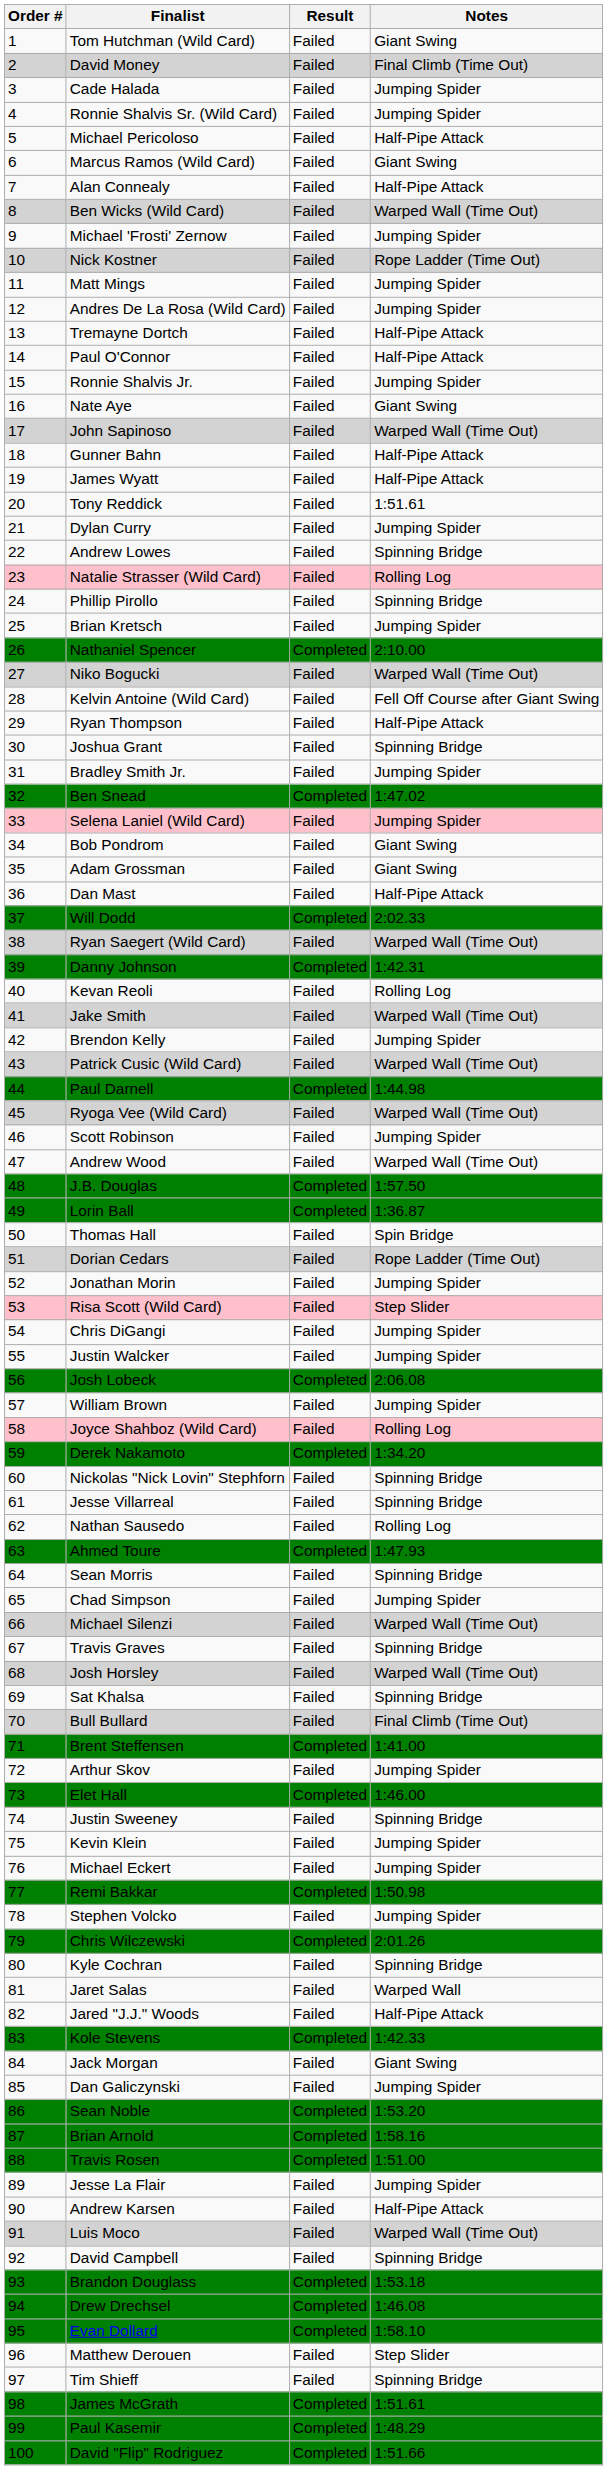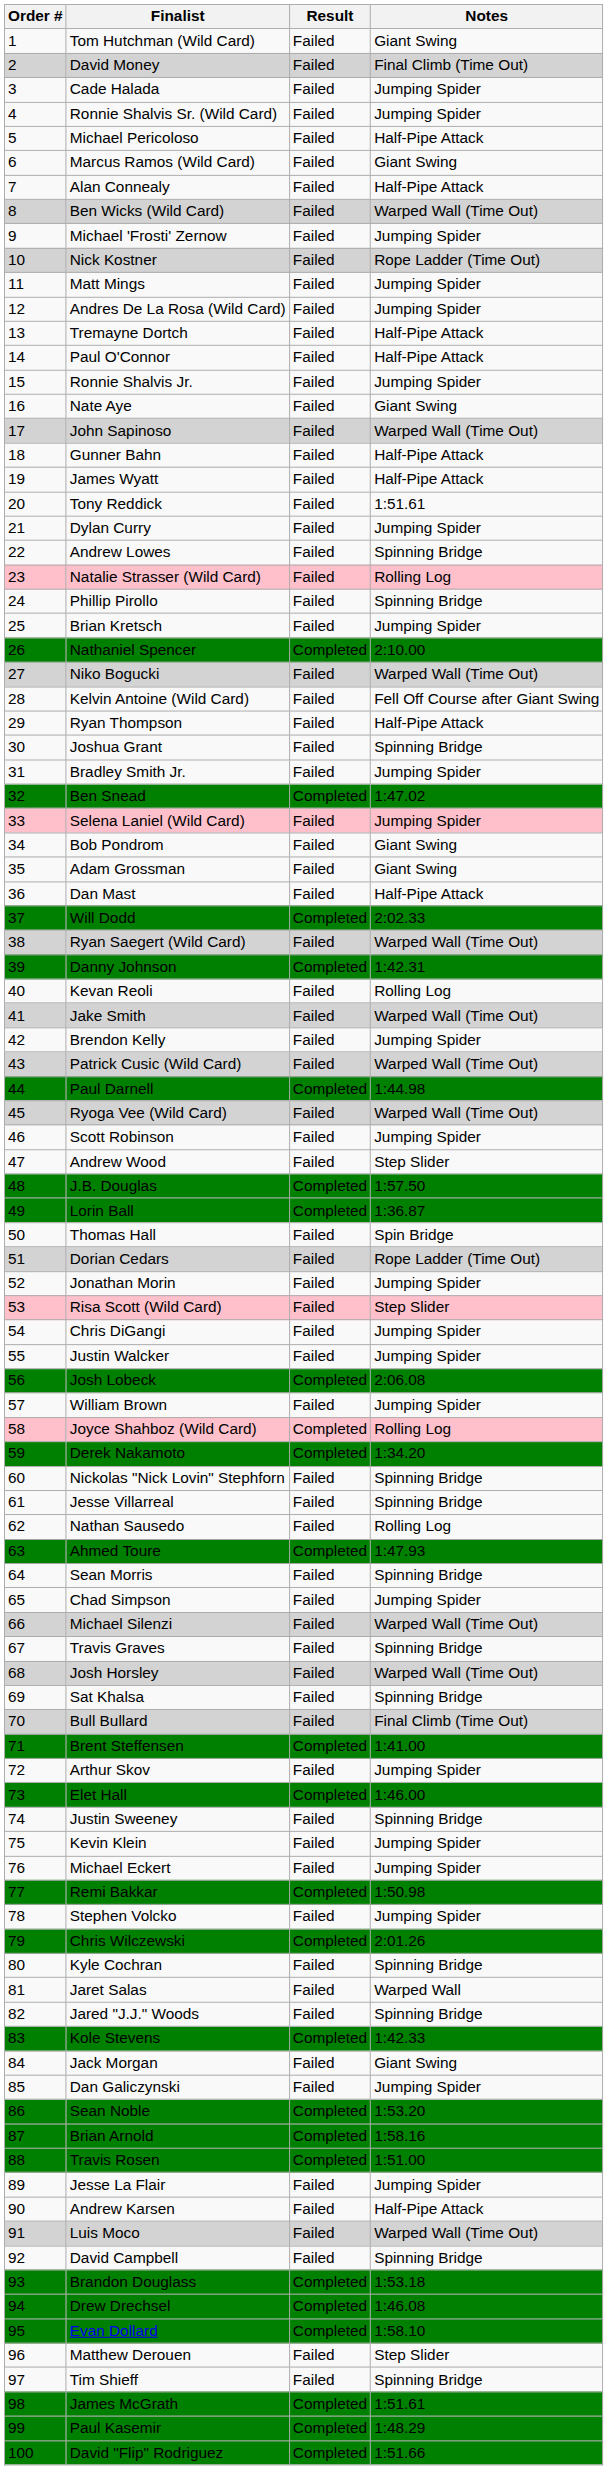(456, 1161) Warped Wall (Time Out) -> (412, 1161) Step Slider
(314, 1429) Failed -> (330, 1429) Completed
(429, 2014) Half-Pipe Attack -> (428, 2014) Spinning Bridge
